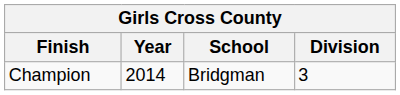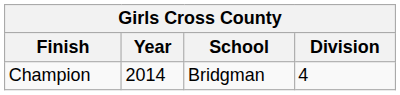(303, 75) 3 -> (303, 75) 4
